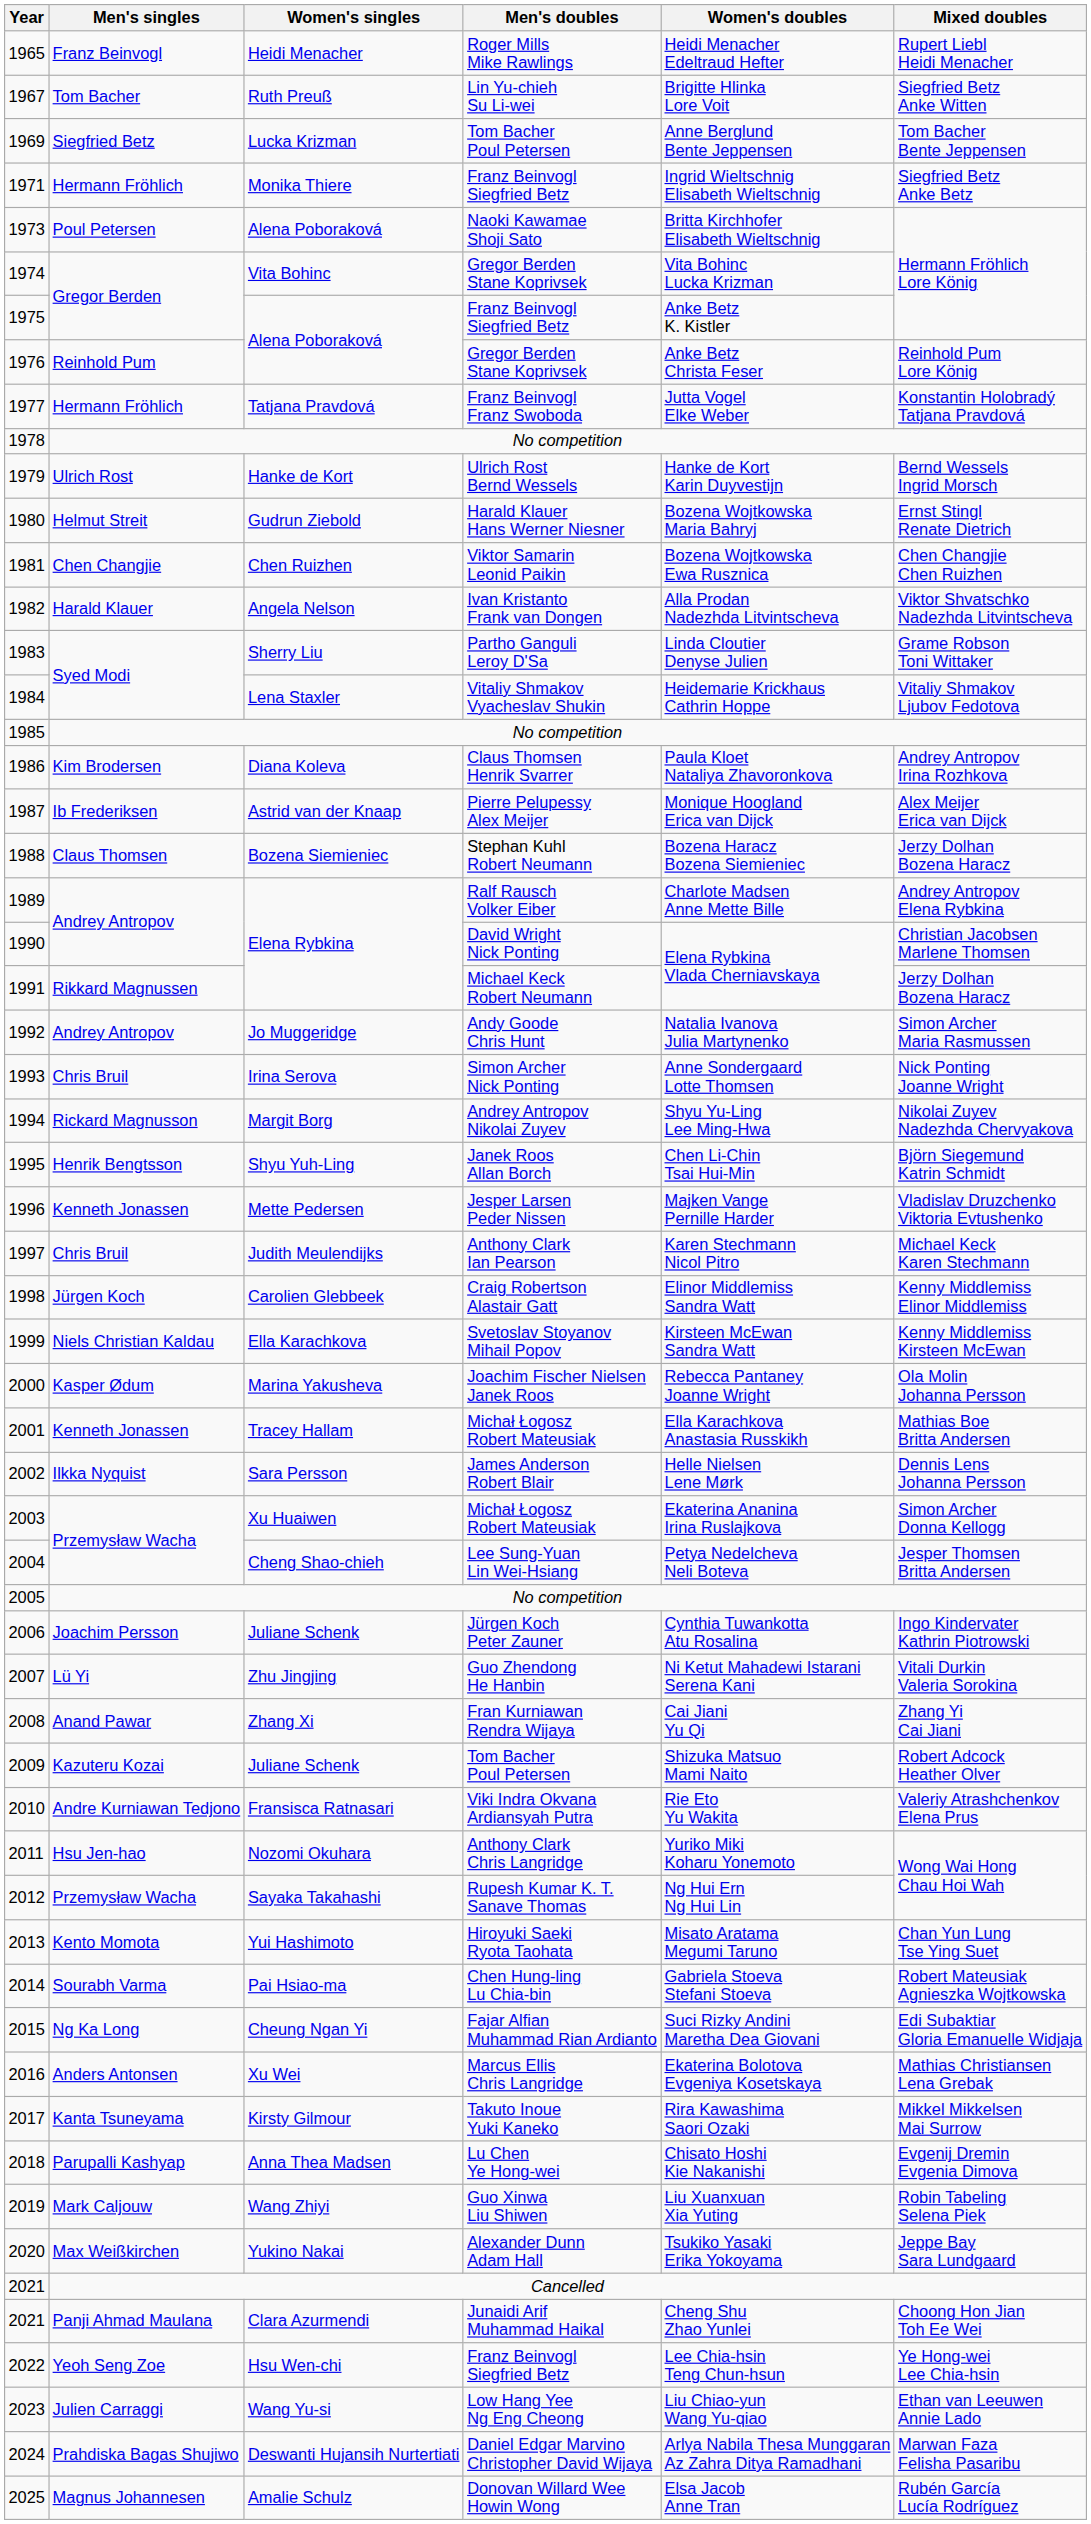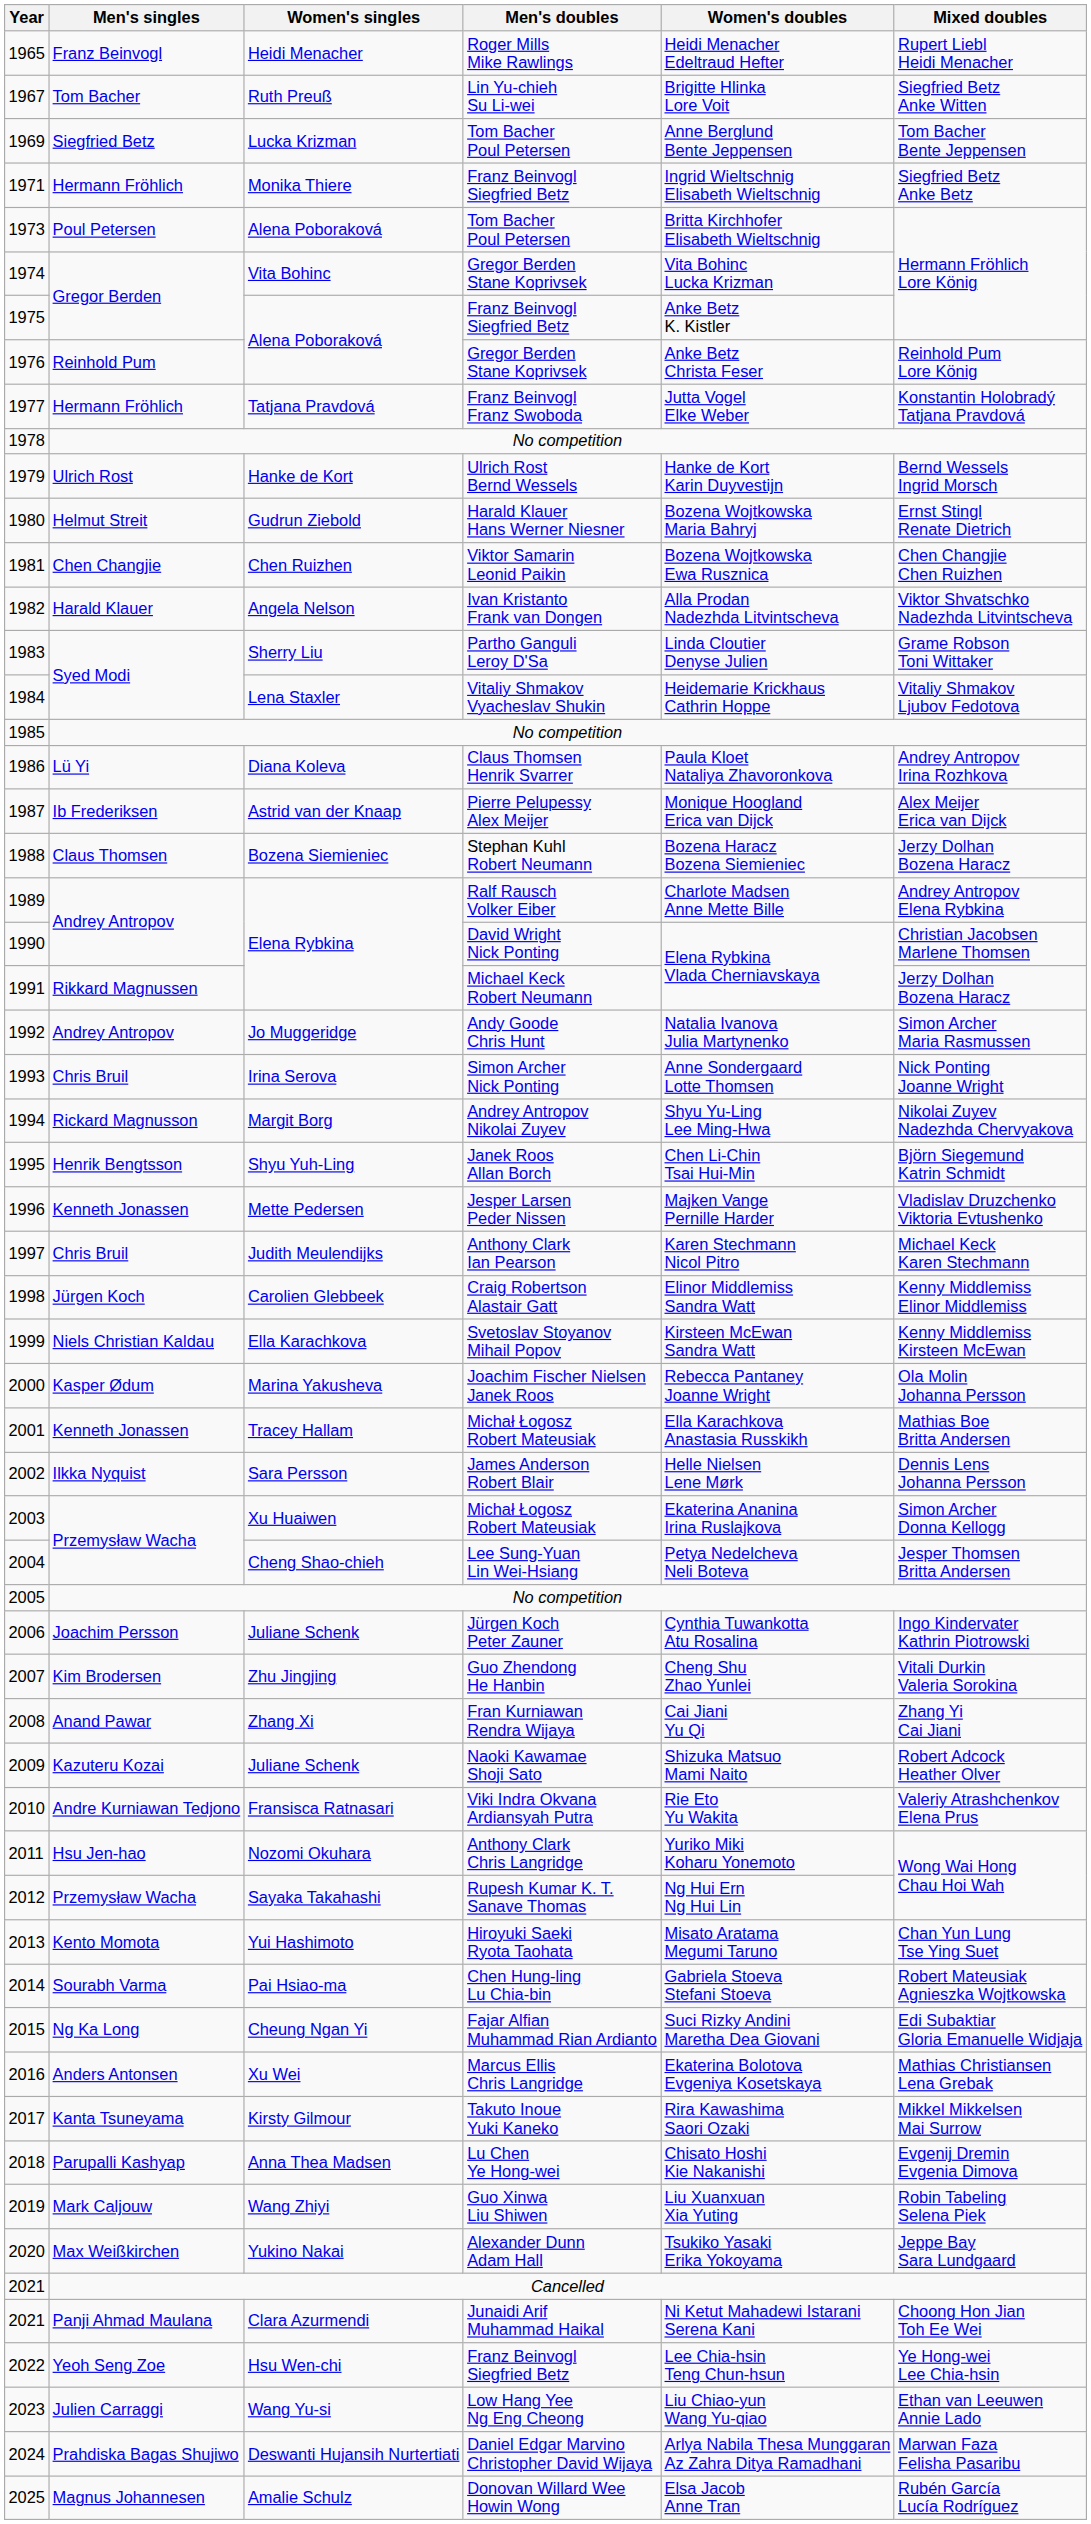(527, 230) Naoki Kawamae Shoji Sato -> (519, 230) Tom Bacher Poul Petersen
(107, 767) Kim Brodersen -> (71, 767) Lü Yi
(71, 1677) Lü Yi -> (107, 1677) Kim Brodersen
(763, 1677) Ni Ketut Mahadewi Istarani Serena Kani -> (708, 1677) Cheng Shu Zhao Yunlei
(519, 1765) Tom Bacher Poul Petersen -> (527, 1765) Naoki Kawamae Shoji Sato
(708, 2321) Cheng Shu Zhao Yunlei -> (763, 2321) Ni Ketut Mahadewi Istarani Serena Kani
